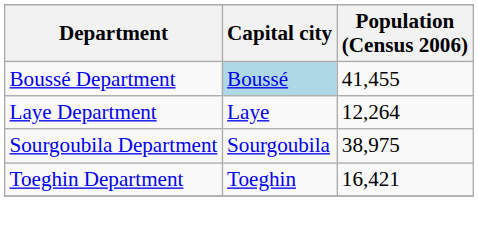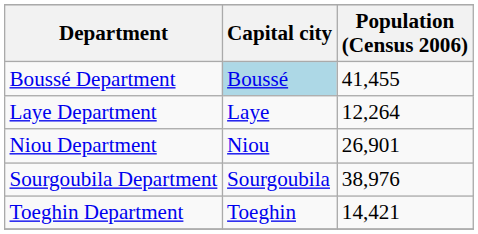+ row: (83, 145)
(371, 145) 38,975 -> (371, 178) 38,976
(371, 178) 16,421 -> (371, 212) 14,421
